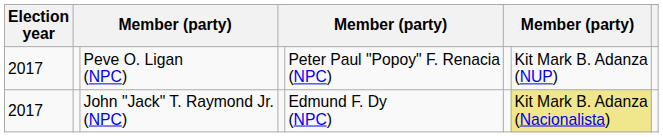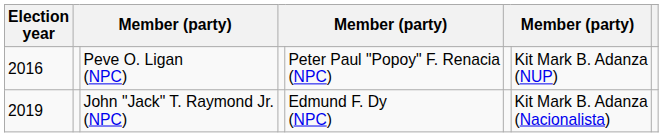(26, 68) 2017 -> (26, 68) 2016
(26, 110) 2017 -> (26, 110) 2019
(581, 110) khaki background -> (581, 110) no background
